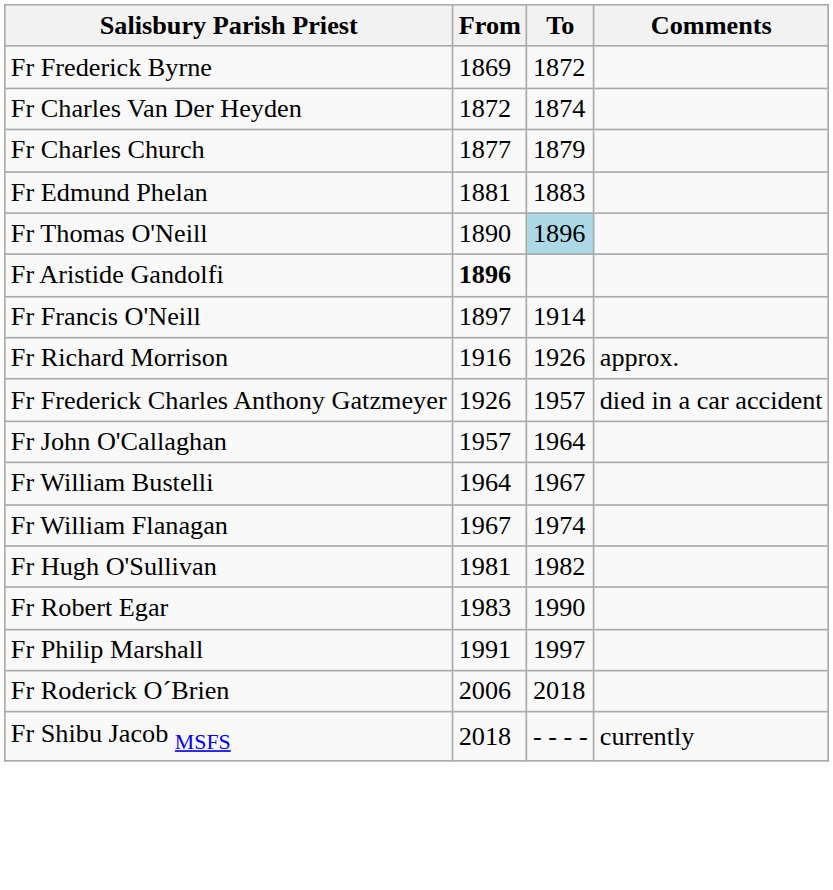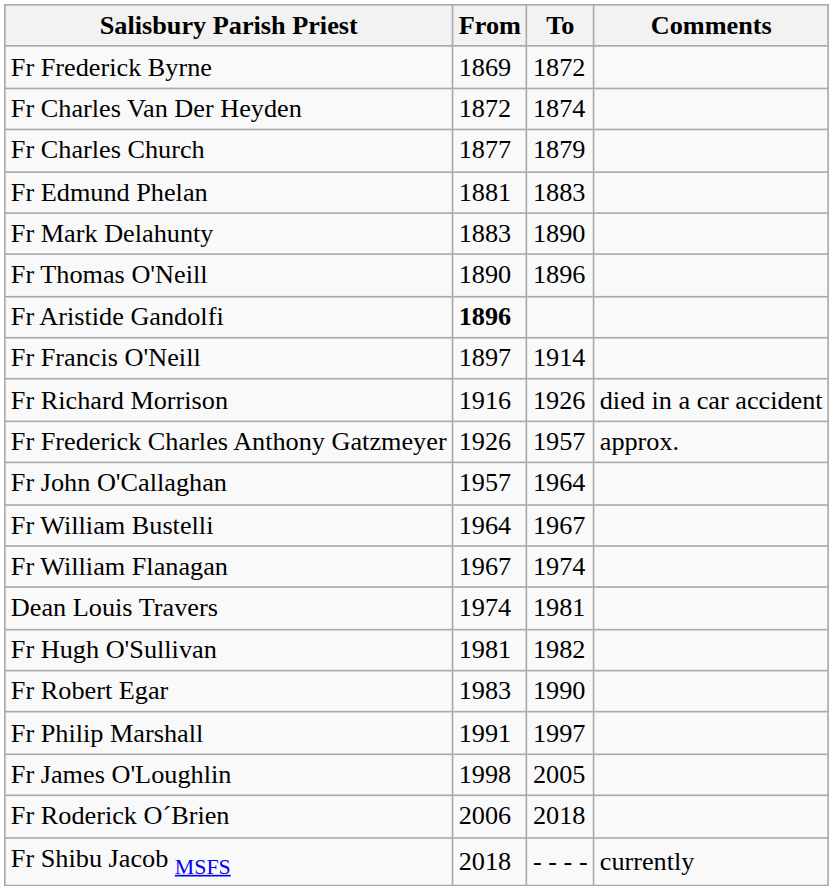+ row: (112, 233)
(559, 233) lightblue background -> (559, 274) no background
(639, 358) approx. -> (711, 399) died in a car accident
(711, 399) died in a car accident -> (639, 441) approx.
+ row: (114, 607)
+ row: (121, 774)
